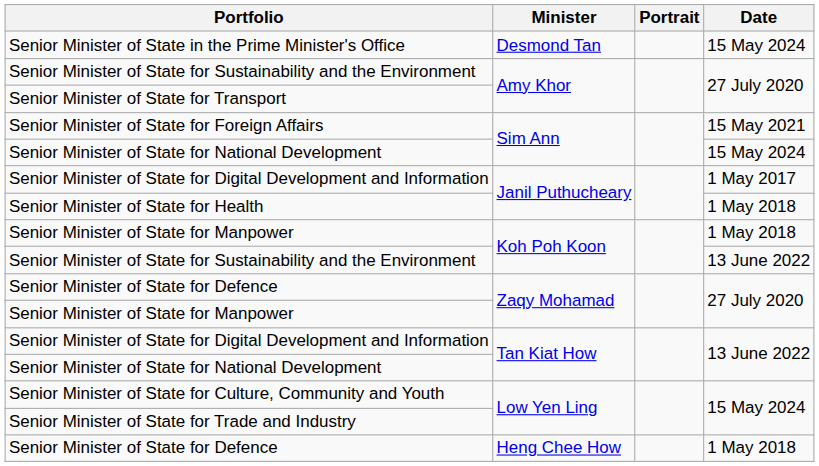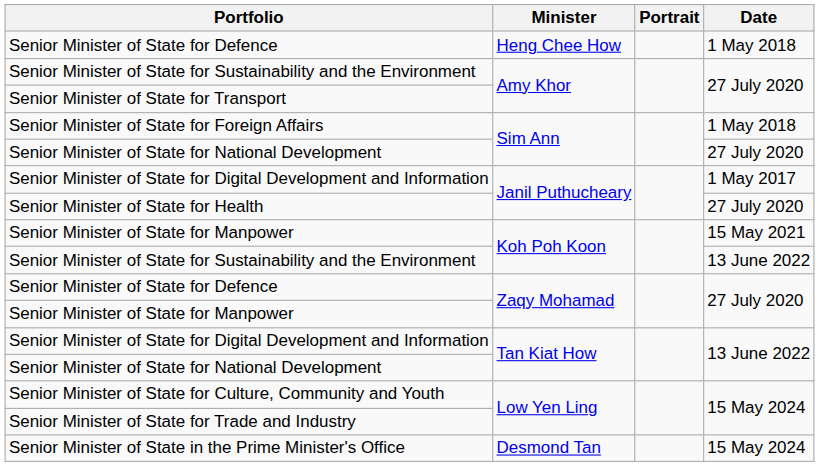rows swapped: (143, 448) <-> (207, 44)
(756, 125) 15 May 2021 -> (752, 125) 1 May 2018
(756, 152) 15 May 2024 -> (755, 152) 27 July 2020
(752, 206) 1 May 2018 -> (755, 206) 27 July 2020
(752, 233) 1 May 2018 -> (756, 233) 15 May 2021
